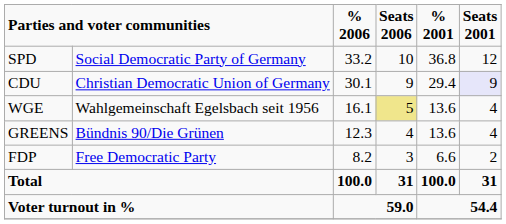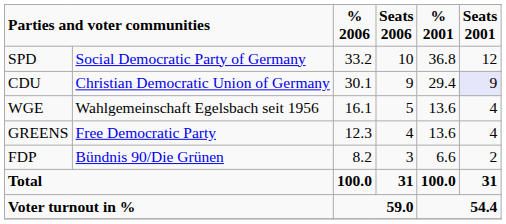(410, 108) khaki background -> (410, 108) no background
(150, 132) Bündnis 90/Die Grünen -> (146, 132) Free Democratic Party
(146, 157) Free Democratic Party -> (150, 157) Bündnis 90/Die Grünen
